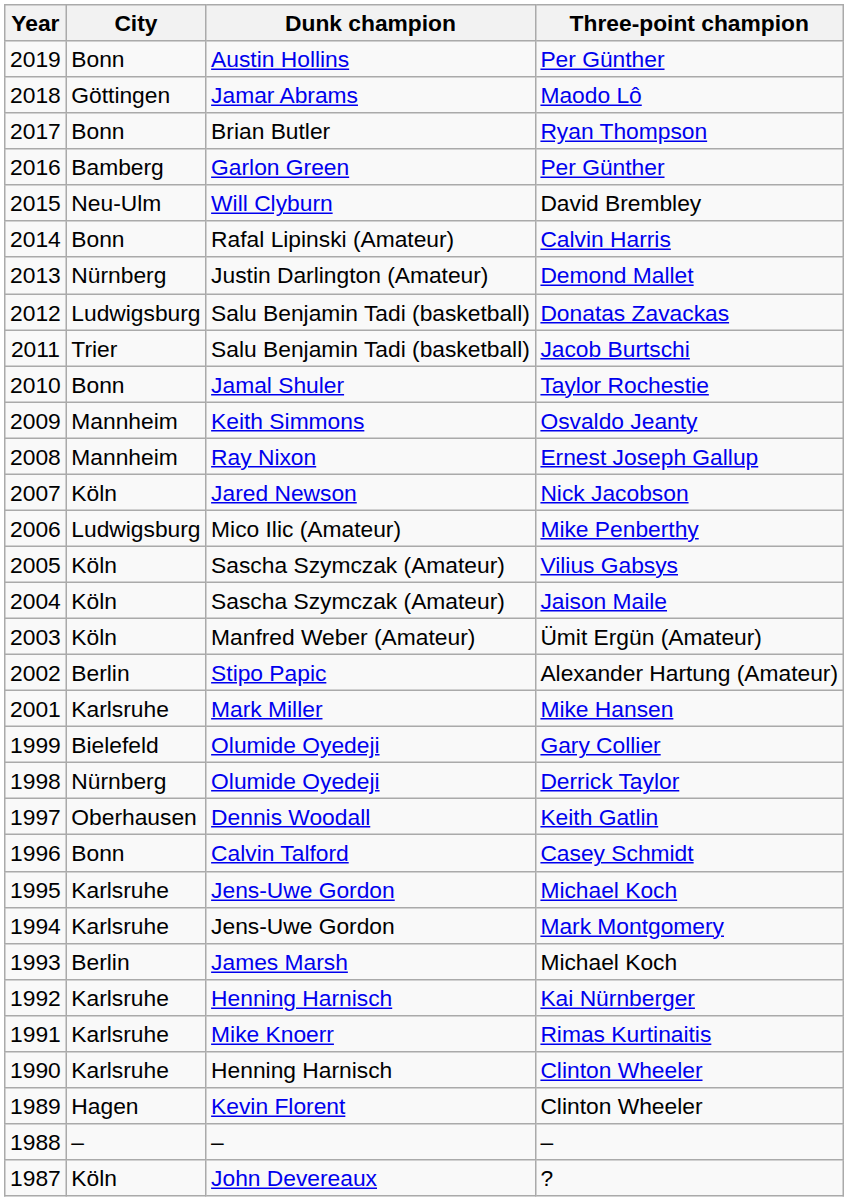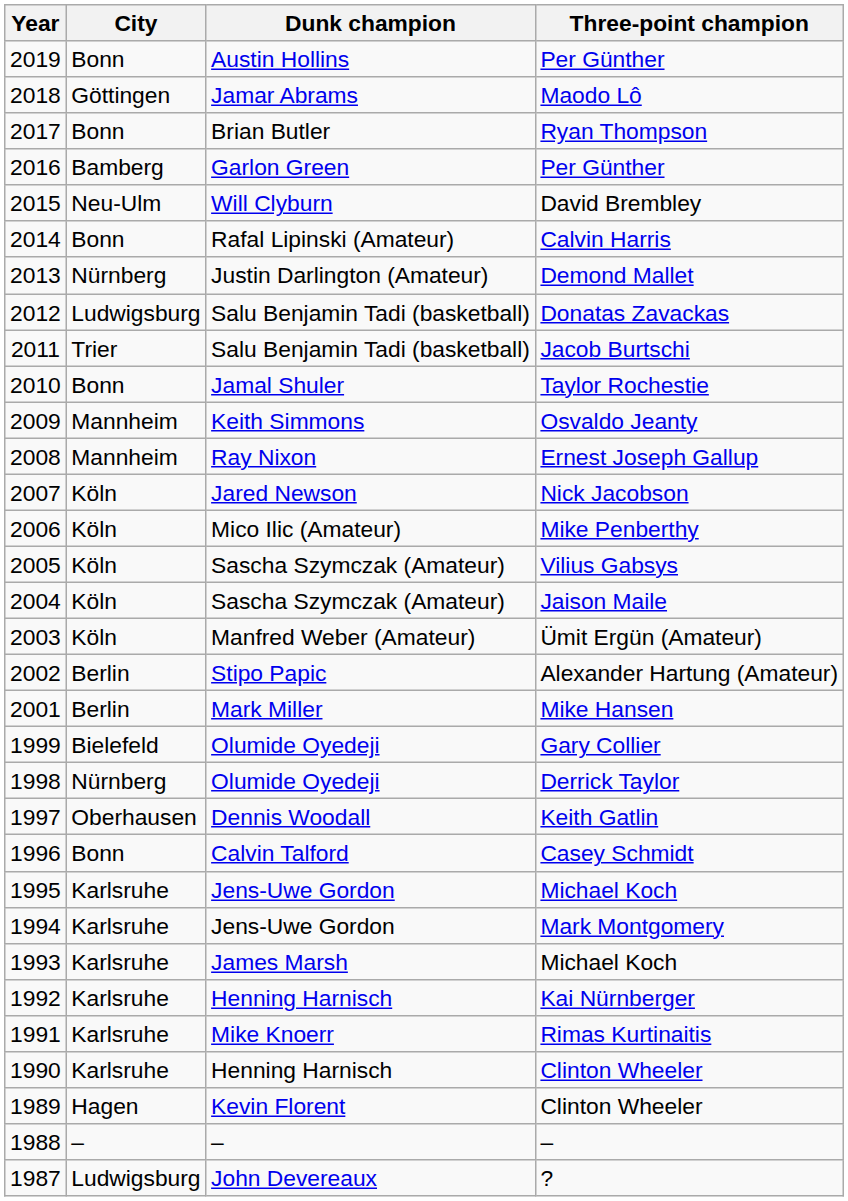(136, 528) Ludwigsburg -> (94, 528) Köln
(120, 709) Karlsruhe -> (100, 709) Berlin
(100, 961) Berlin -> (120, 961) Karlsruhe
(94, 1178) Köln -> (136, 1178) Ludwigsburg
